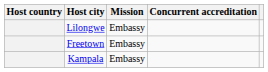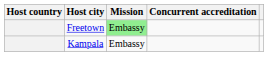- row: (86, 28)
(127, 43) no background -> (127, 28) lightgreen background
